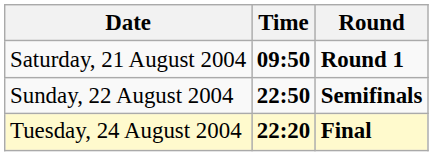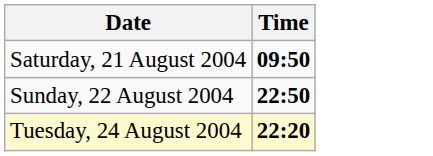- column: (372, 22)
